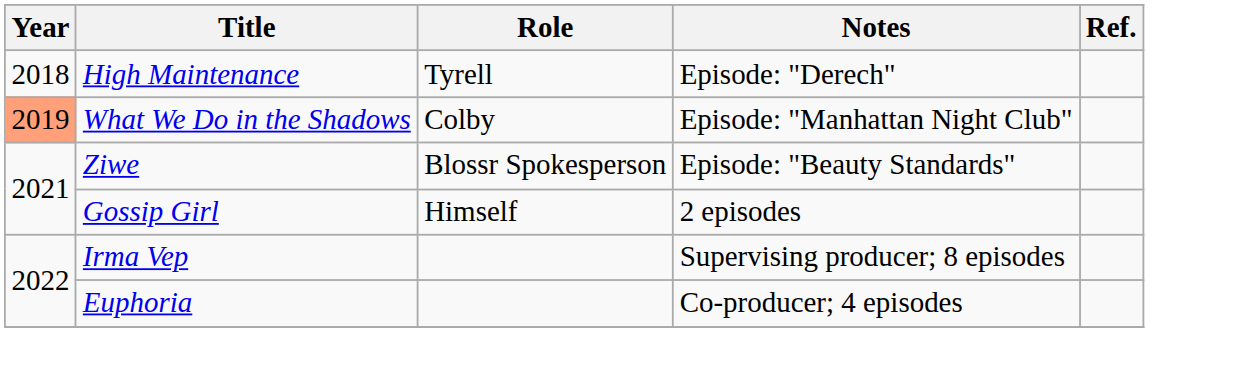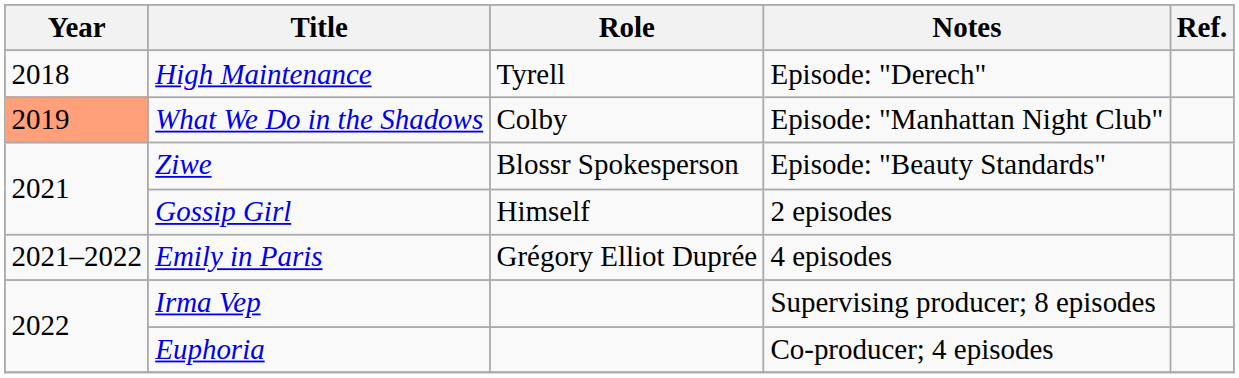+ row: (239, 257)
